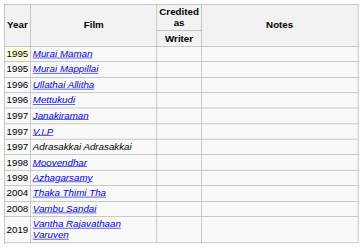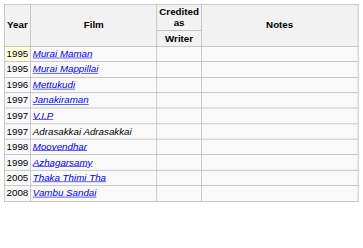- row: (64, 85)
(17, 193) 2004 -> (17, 178) 2005
- row: (77, 229)
